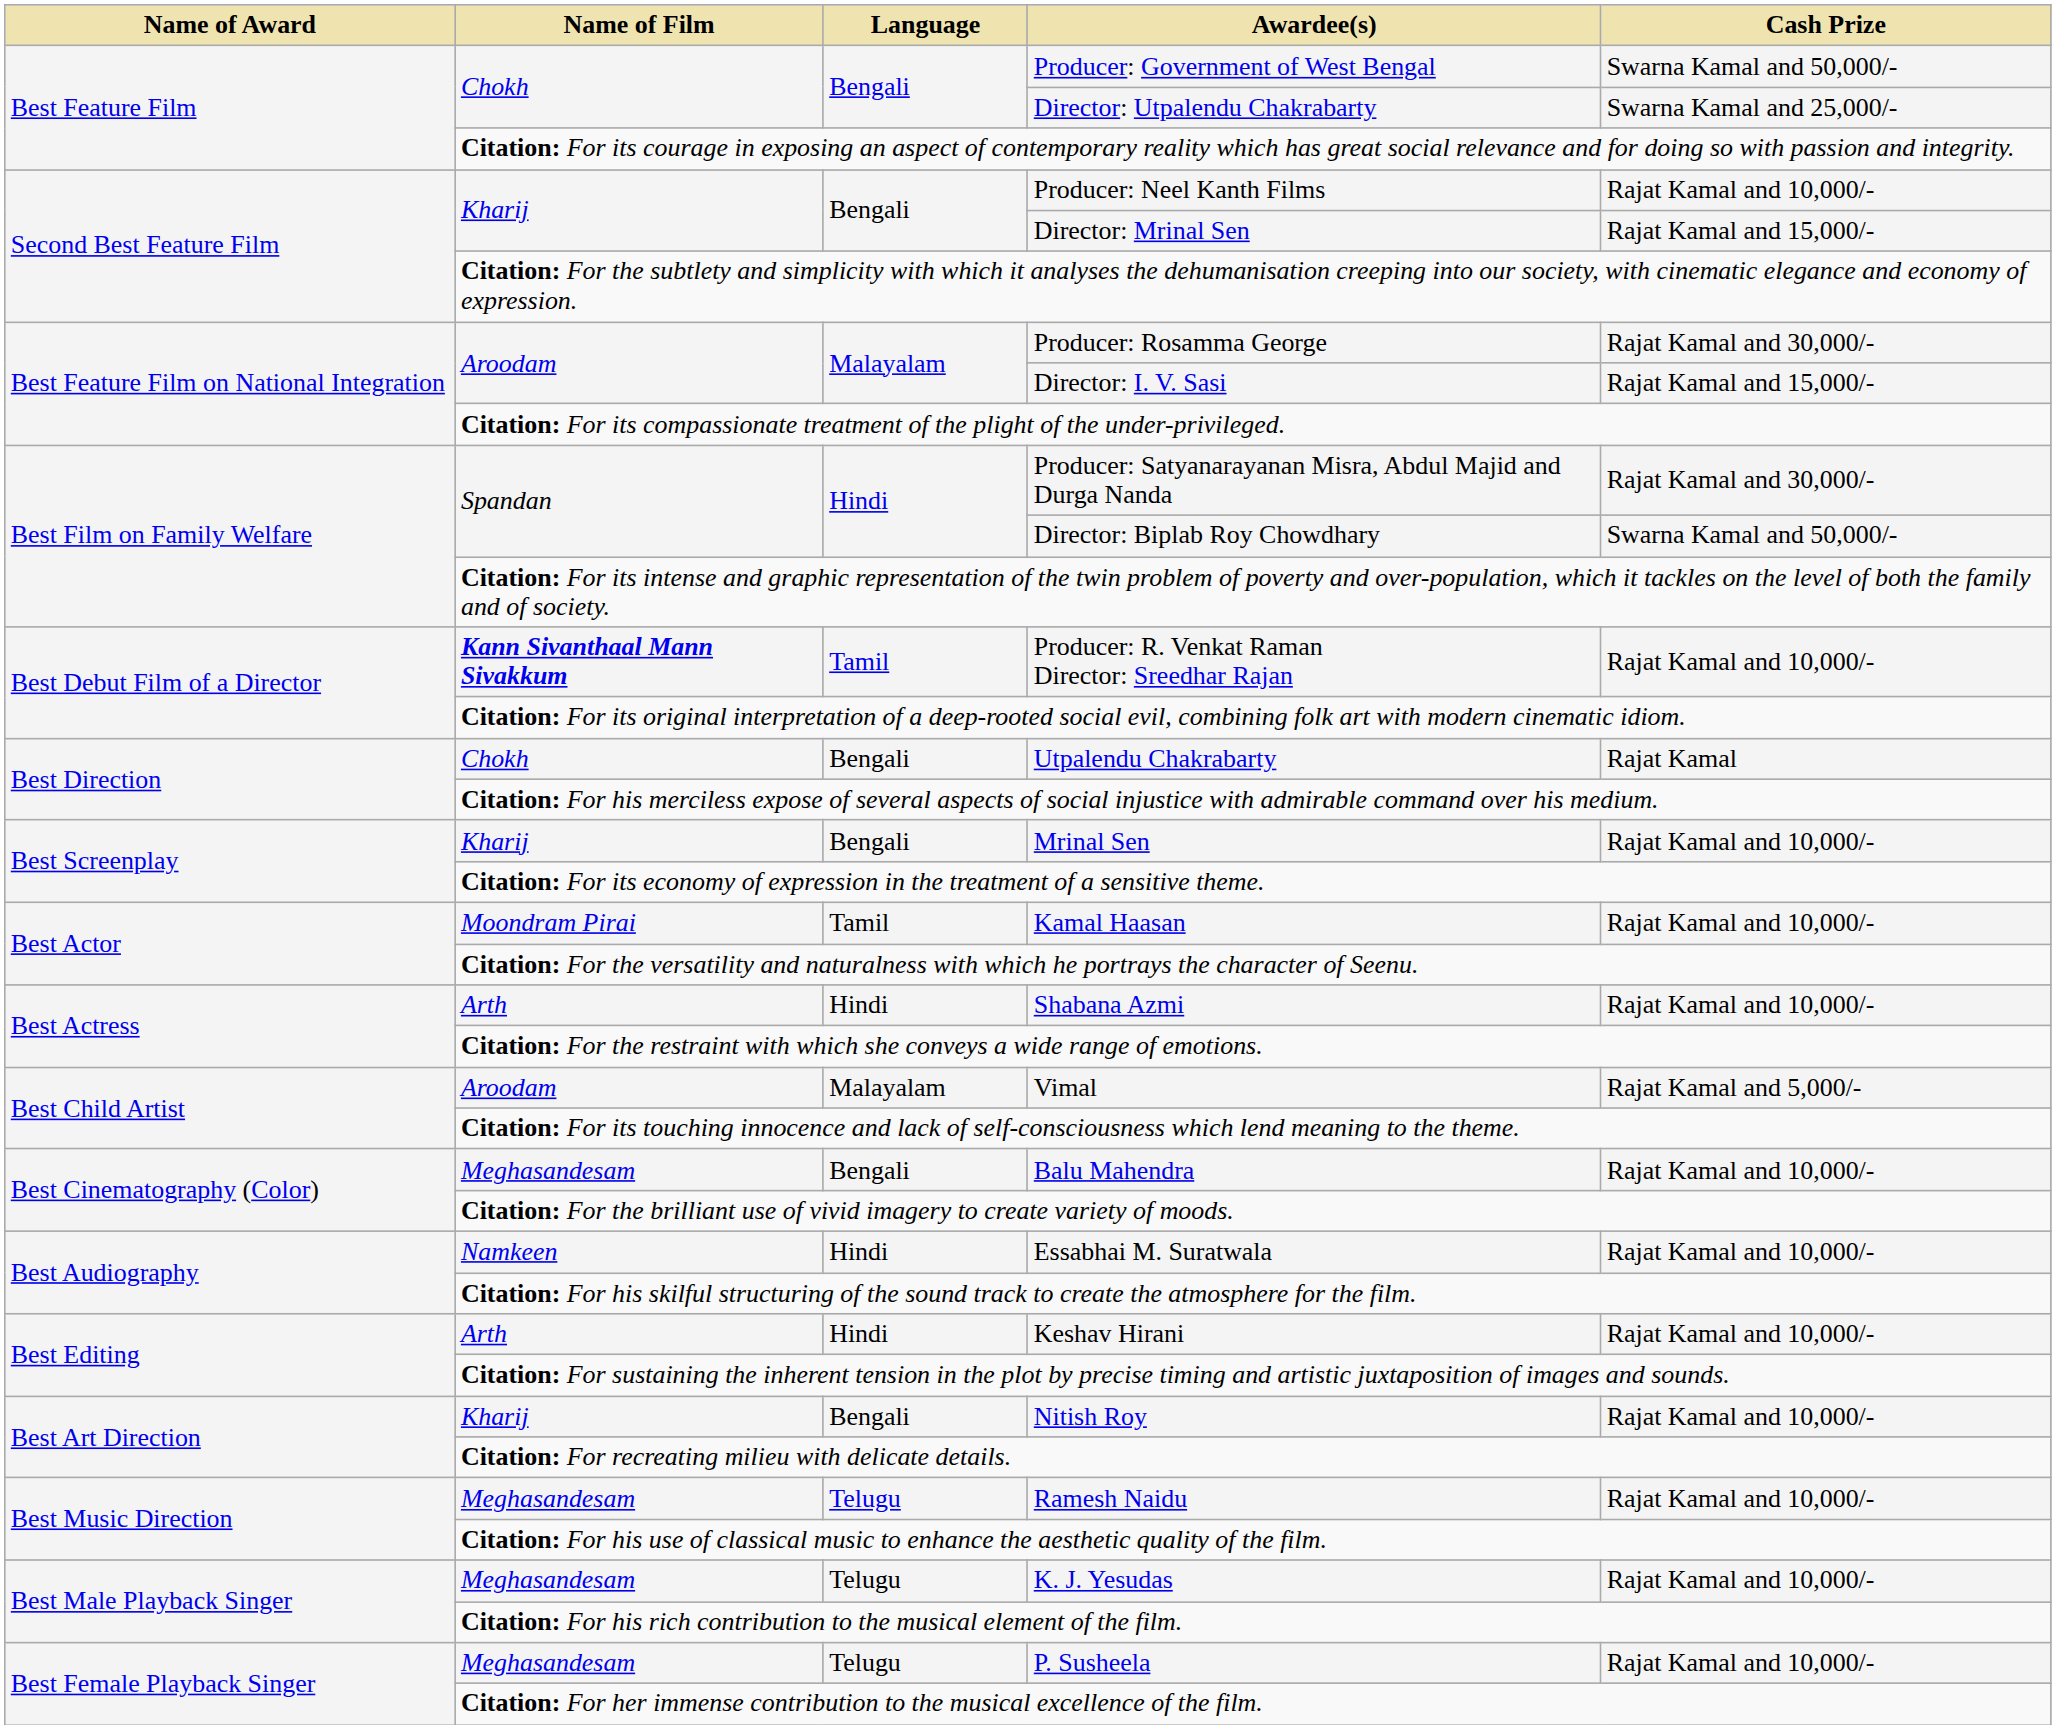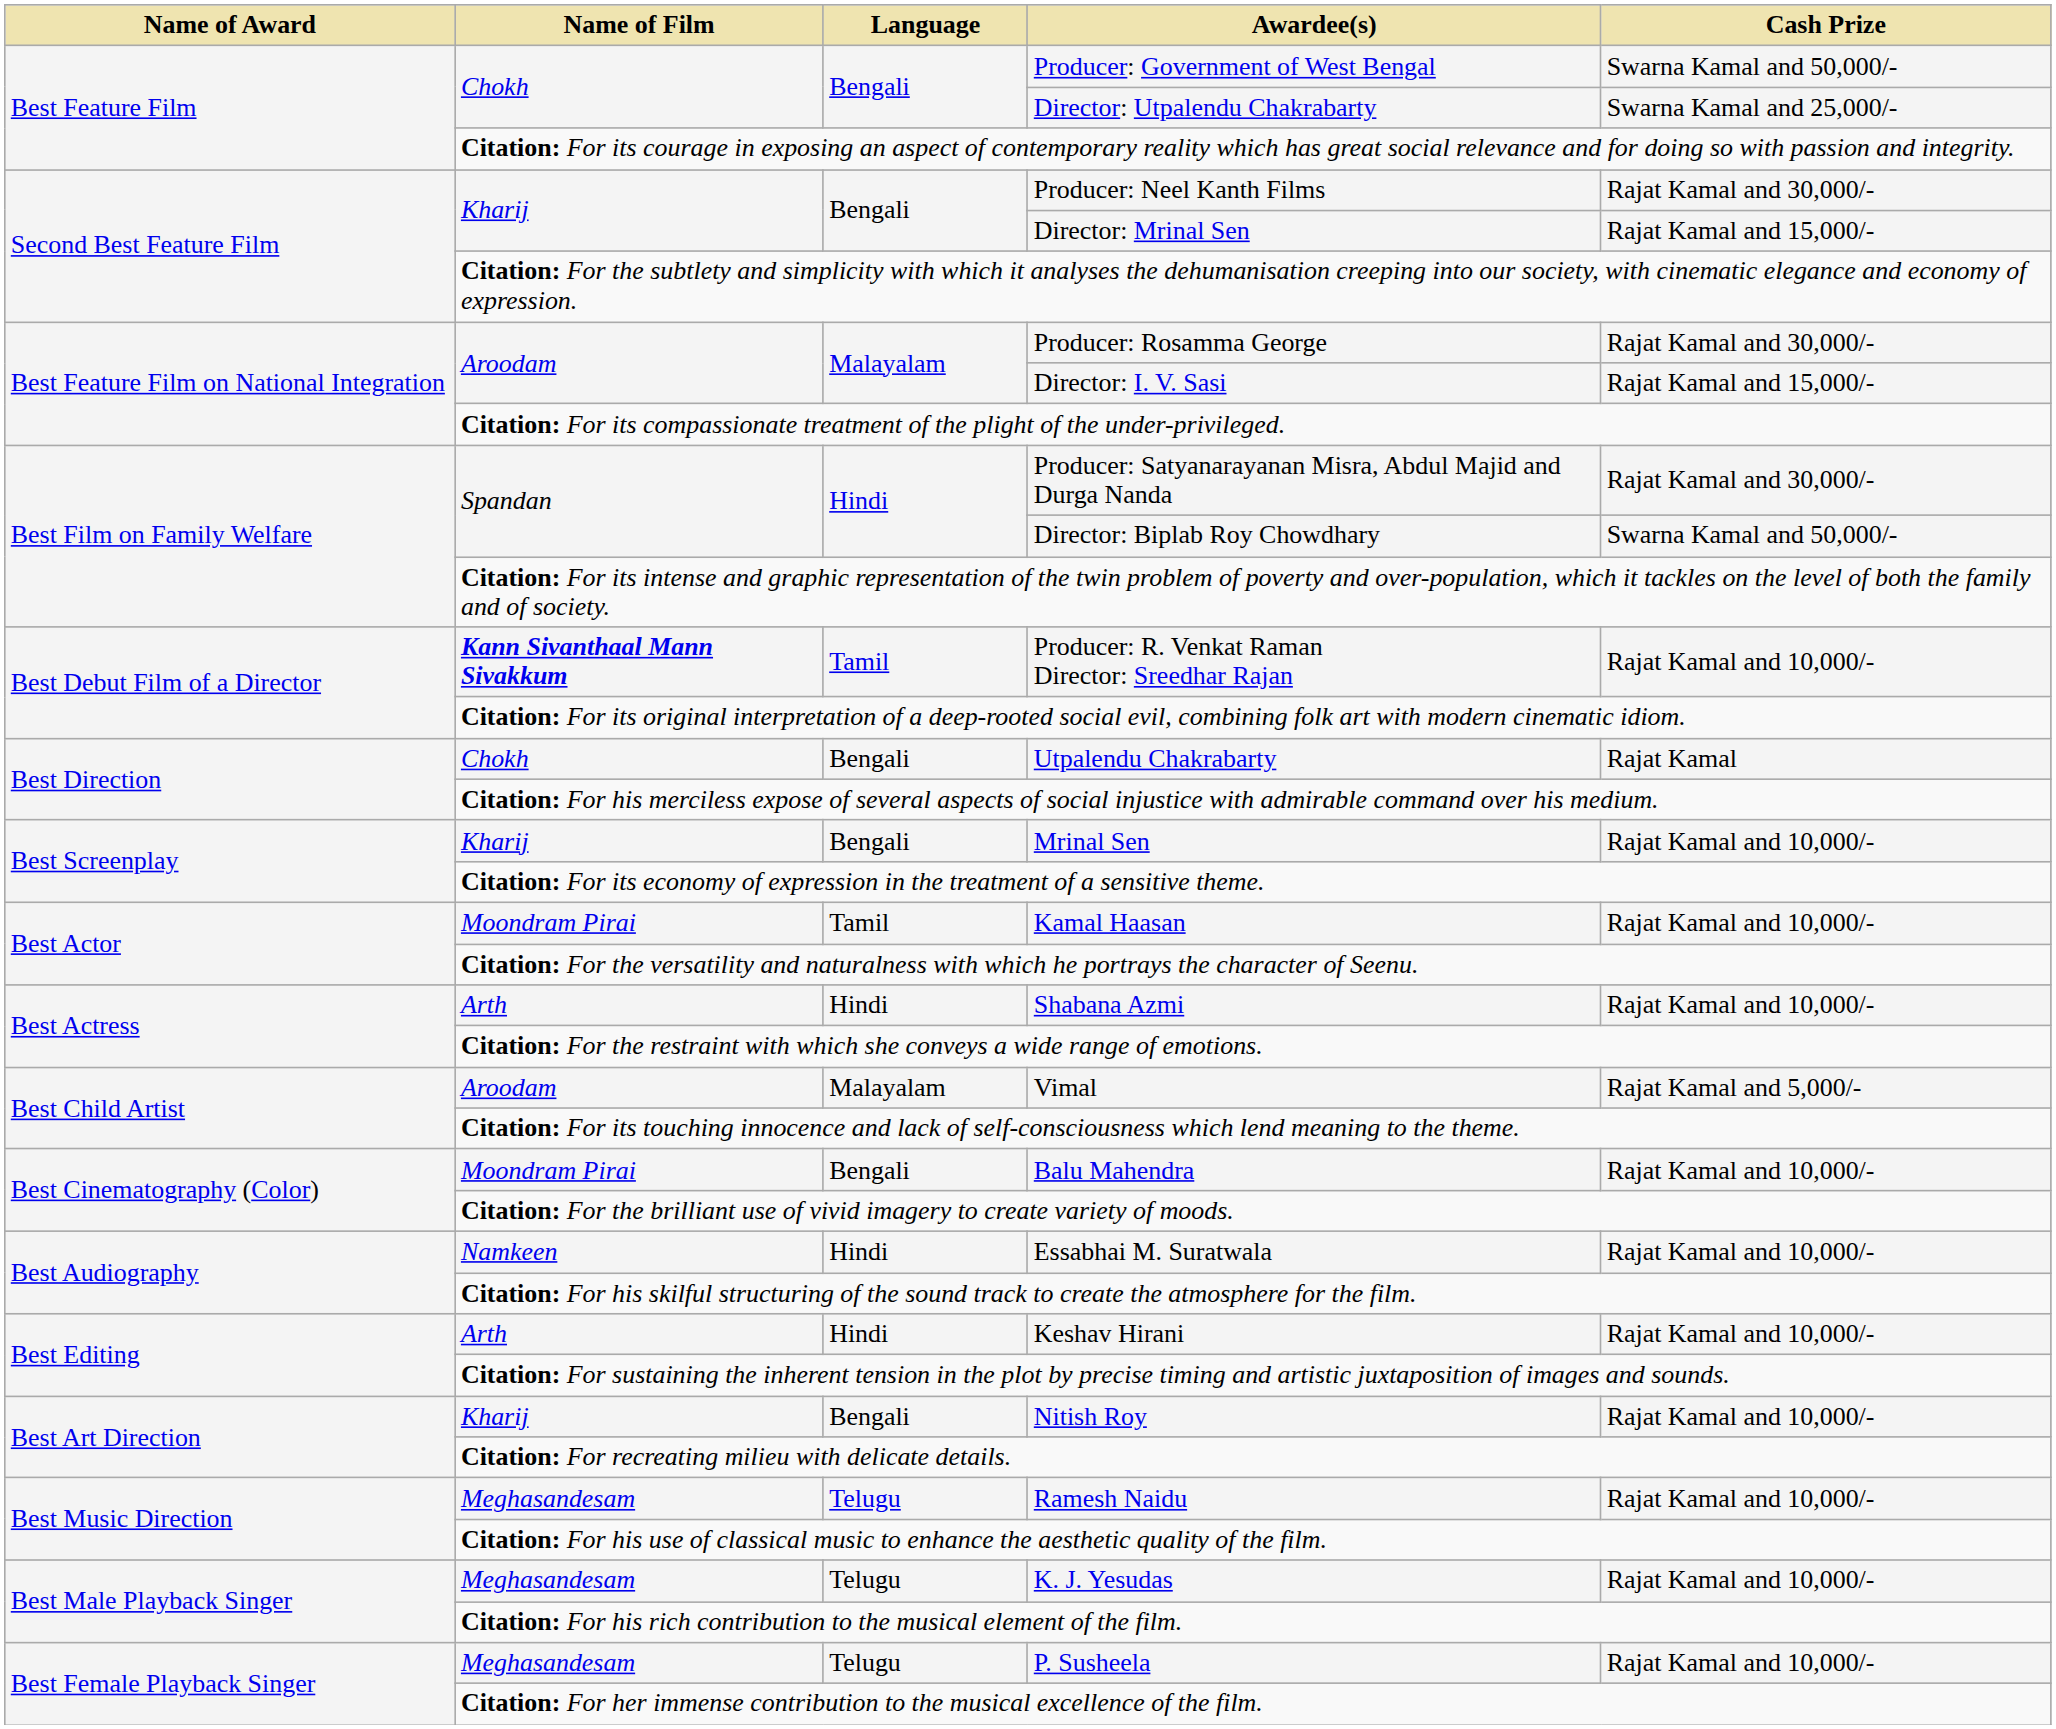(1741, 189) Rajat Kamal and 10,000/- -> (1741, 189) Rajat Kamal and 30,000/-
(548, 1169) Meghasandesam -> (548, 1169) Moondram Pirai
